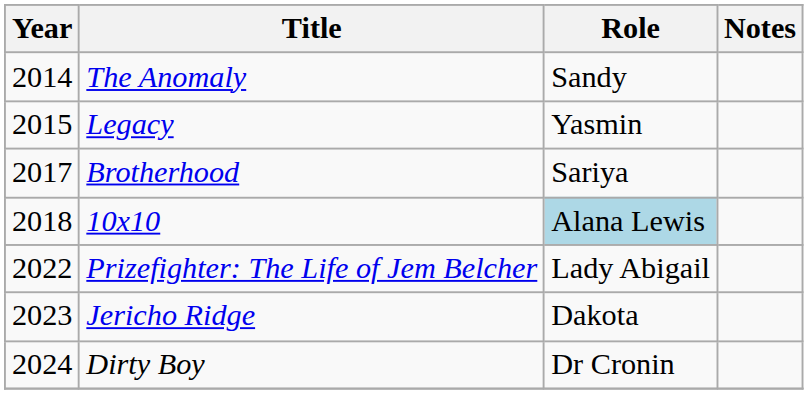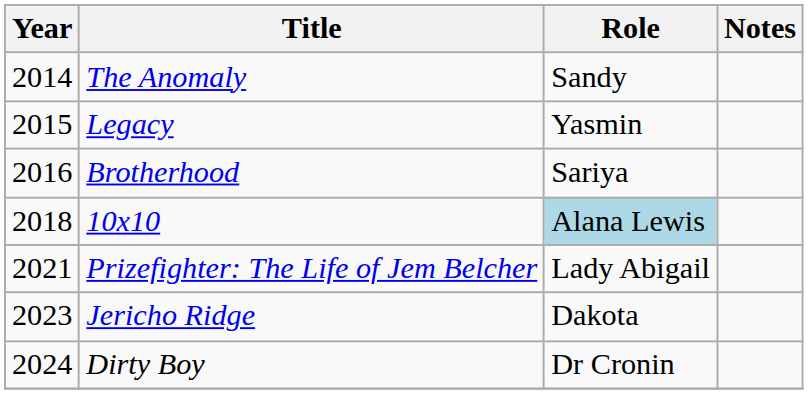(42, 172) 2017 -> (42, 172) 2016
(42, 268) 2022 -> (42, 268) 2021
